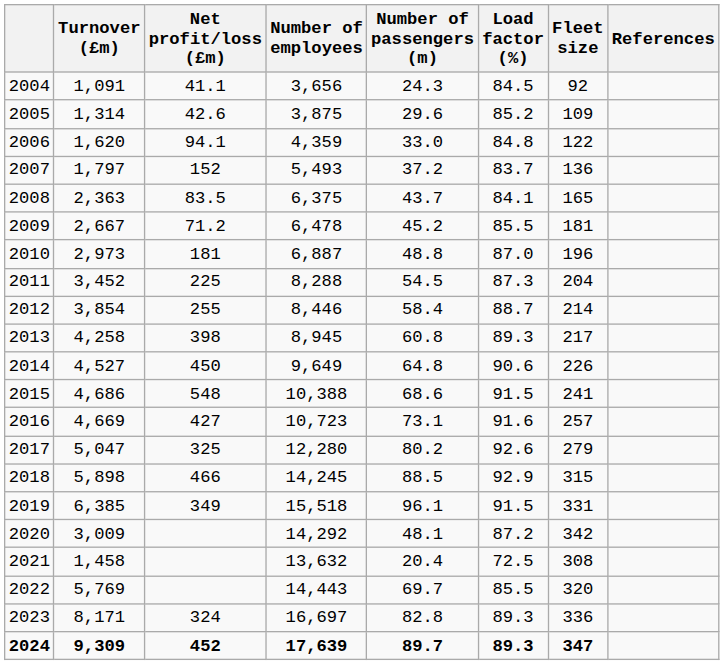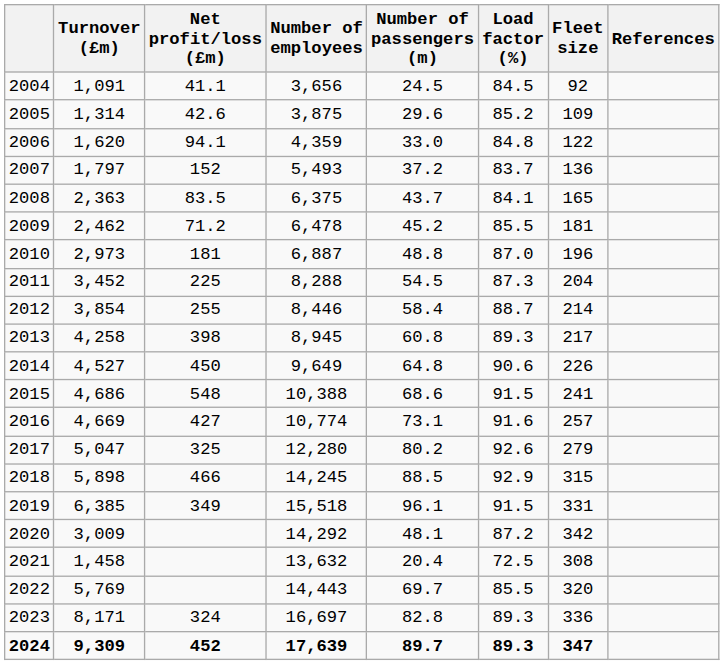(422, 86) 24.3 -> (422, 86) 24.5
(99, 226) 2,667 -> (99, 226) 2,462
(316, 422) 10,723 -> (316, 422) 10,774
